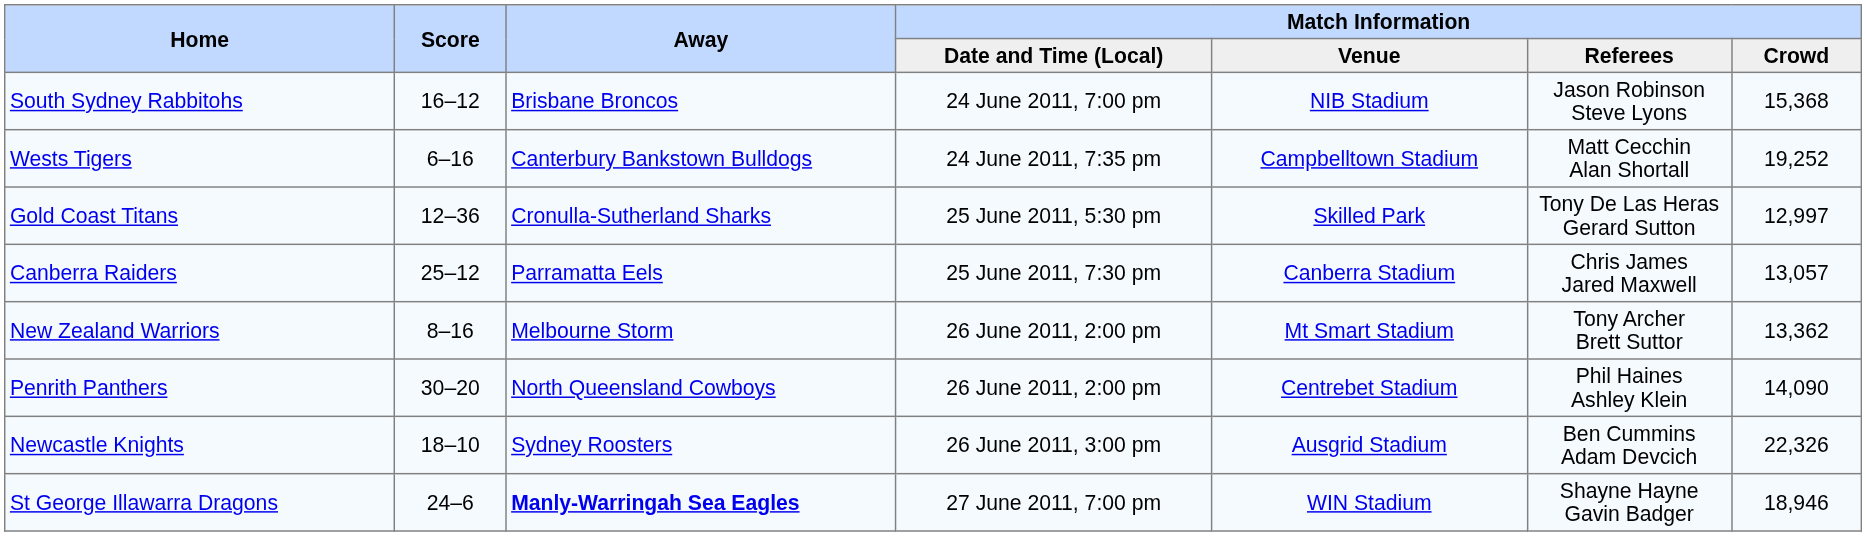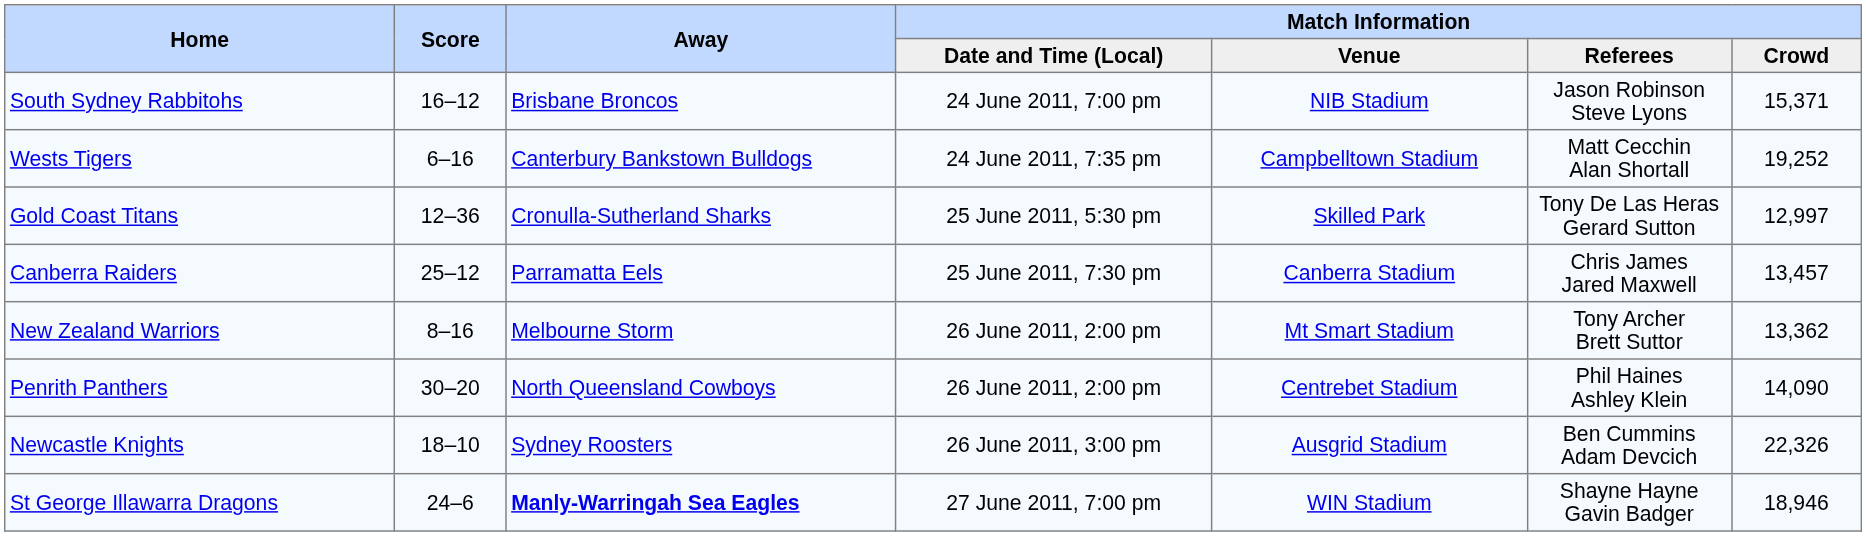(1796, 101) 15,368 -> (1796, 101) 15,371
(1796, 273) 13,057 -> (1796, 273) 13,457
